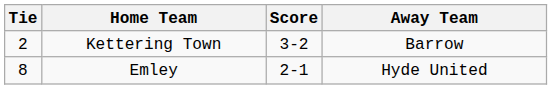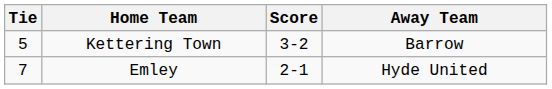(23, 44) 2 -> (23, 44) 5
(23, 70) 8 -> (23, 70) 7
